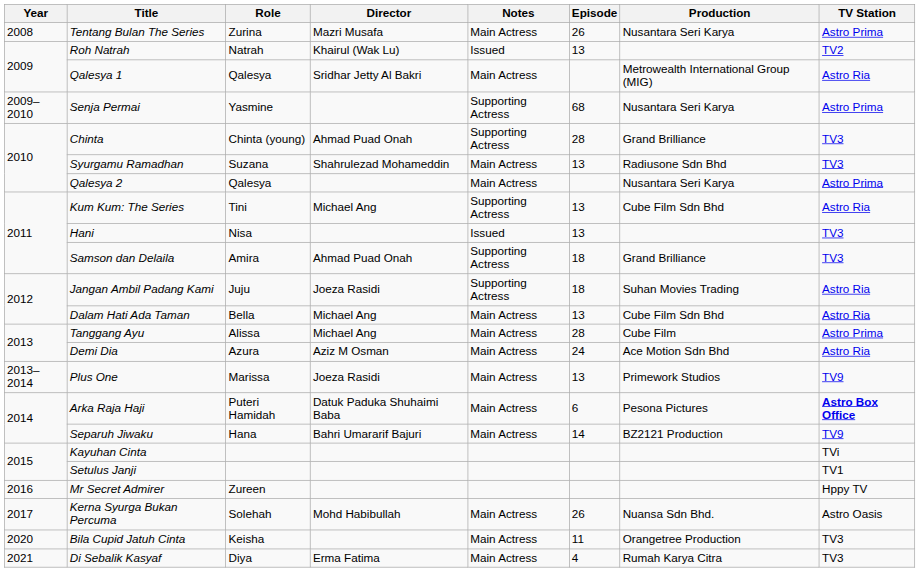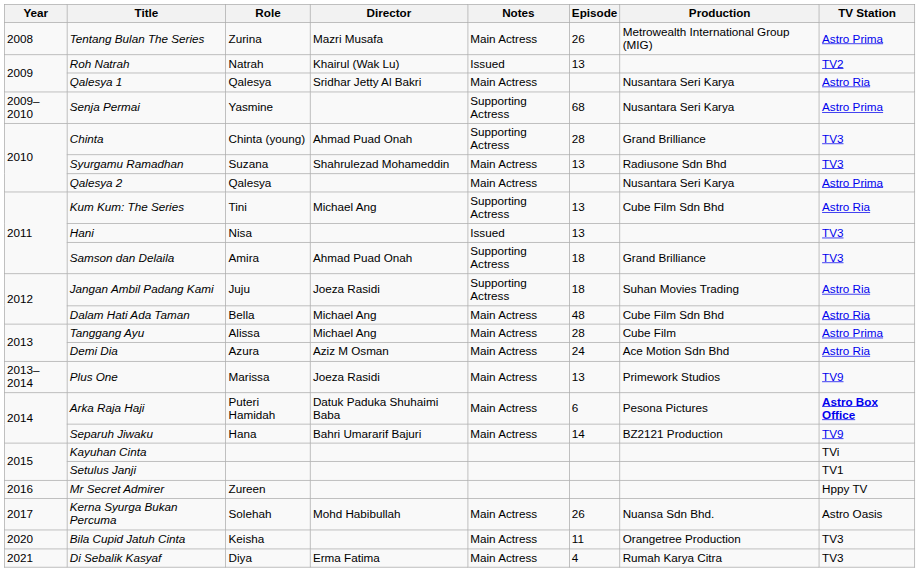(679, 32) Nusantara Seri Karya -> (706, 38) Metrowealth International Group (MIG)
(706, 75) Metrowealth International Group (MIG) -> (679, 82) Nusantara Seri Karya
(578, 314) 13 -> (578, 314) 48
